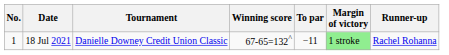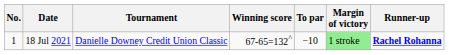(310, 41) −11 -> (310, 41) −10
(405, 41) normal -> (407, 41) bold
